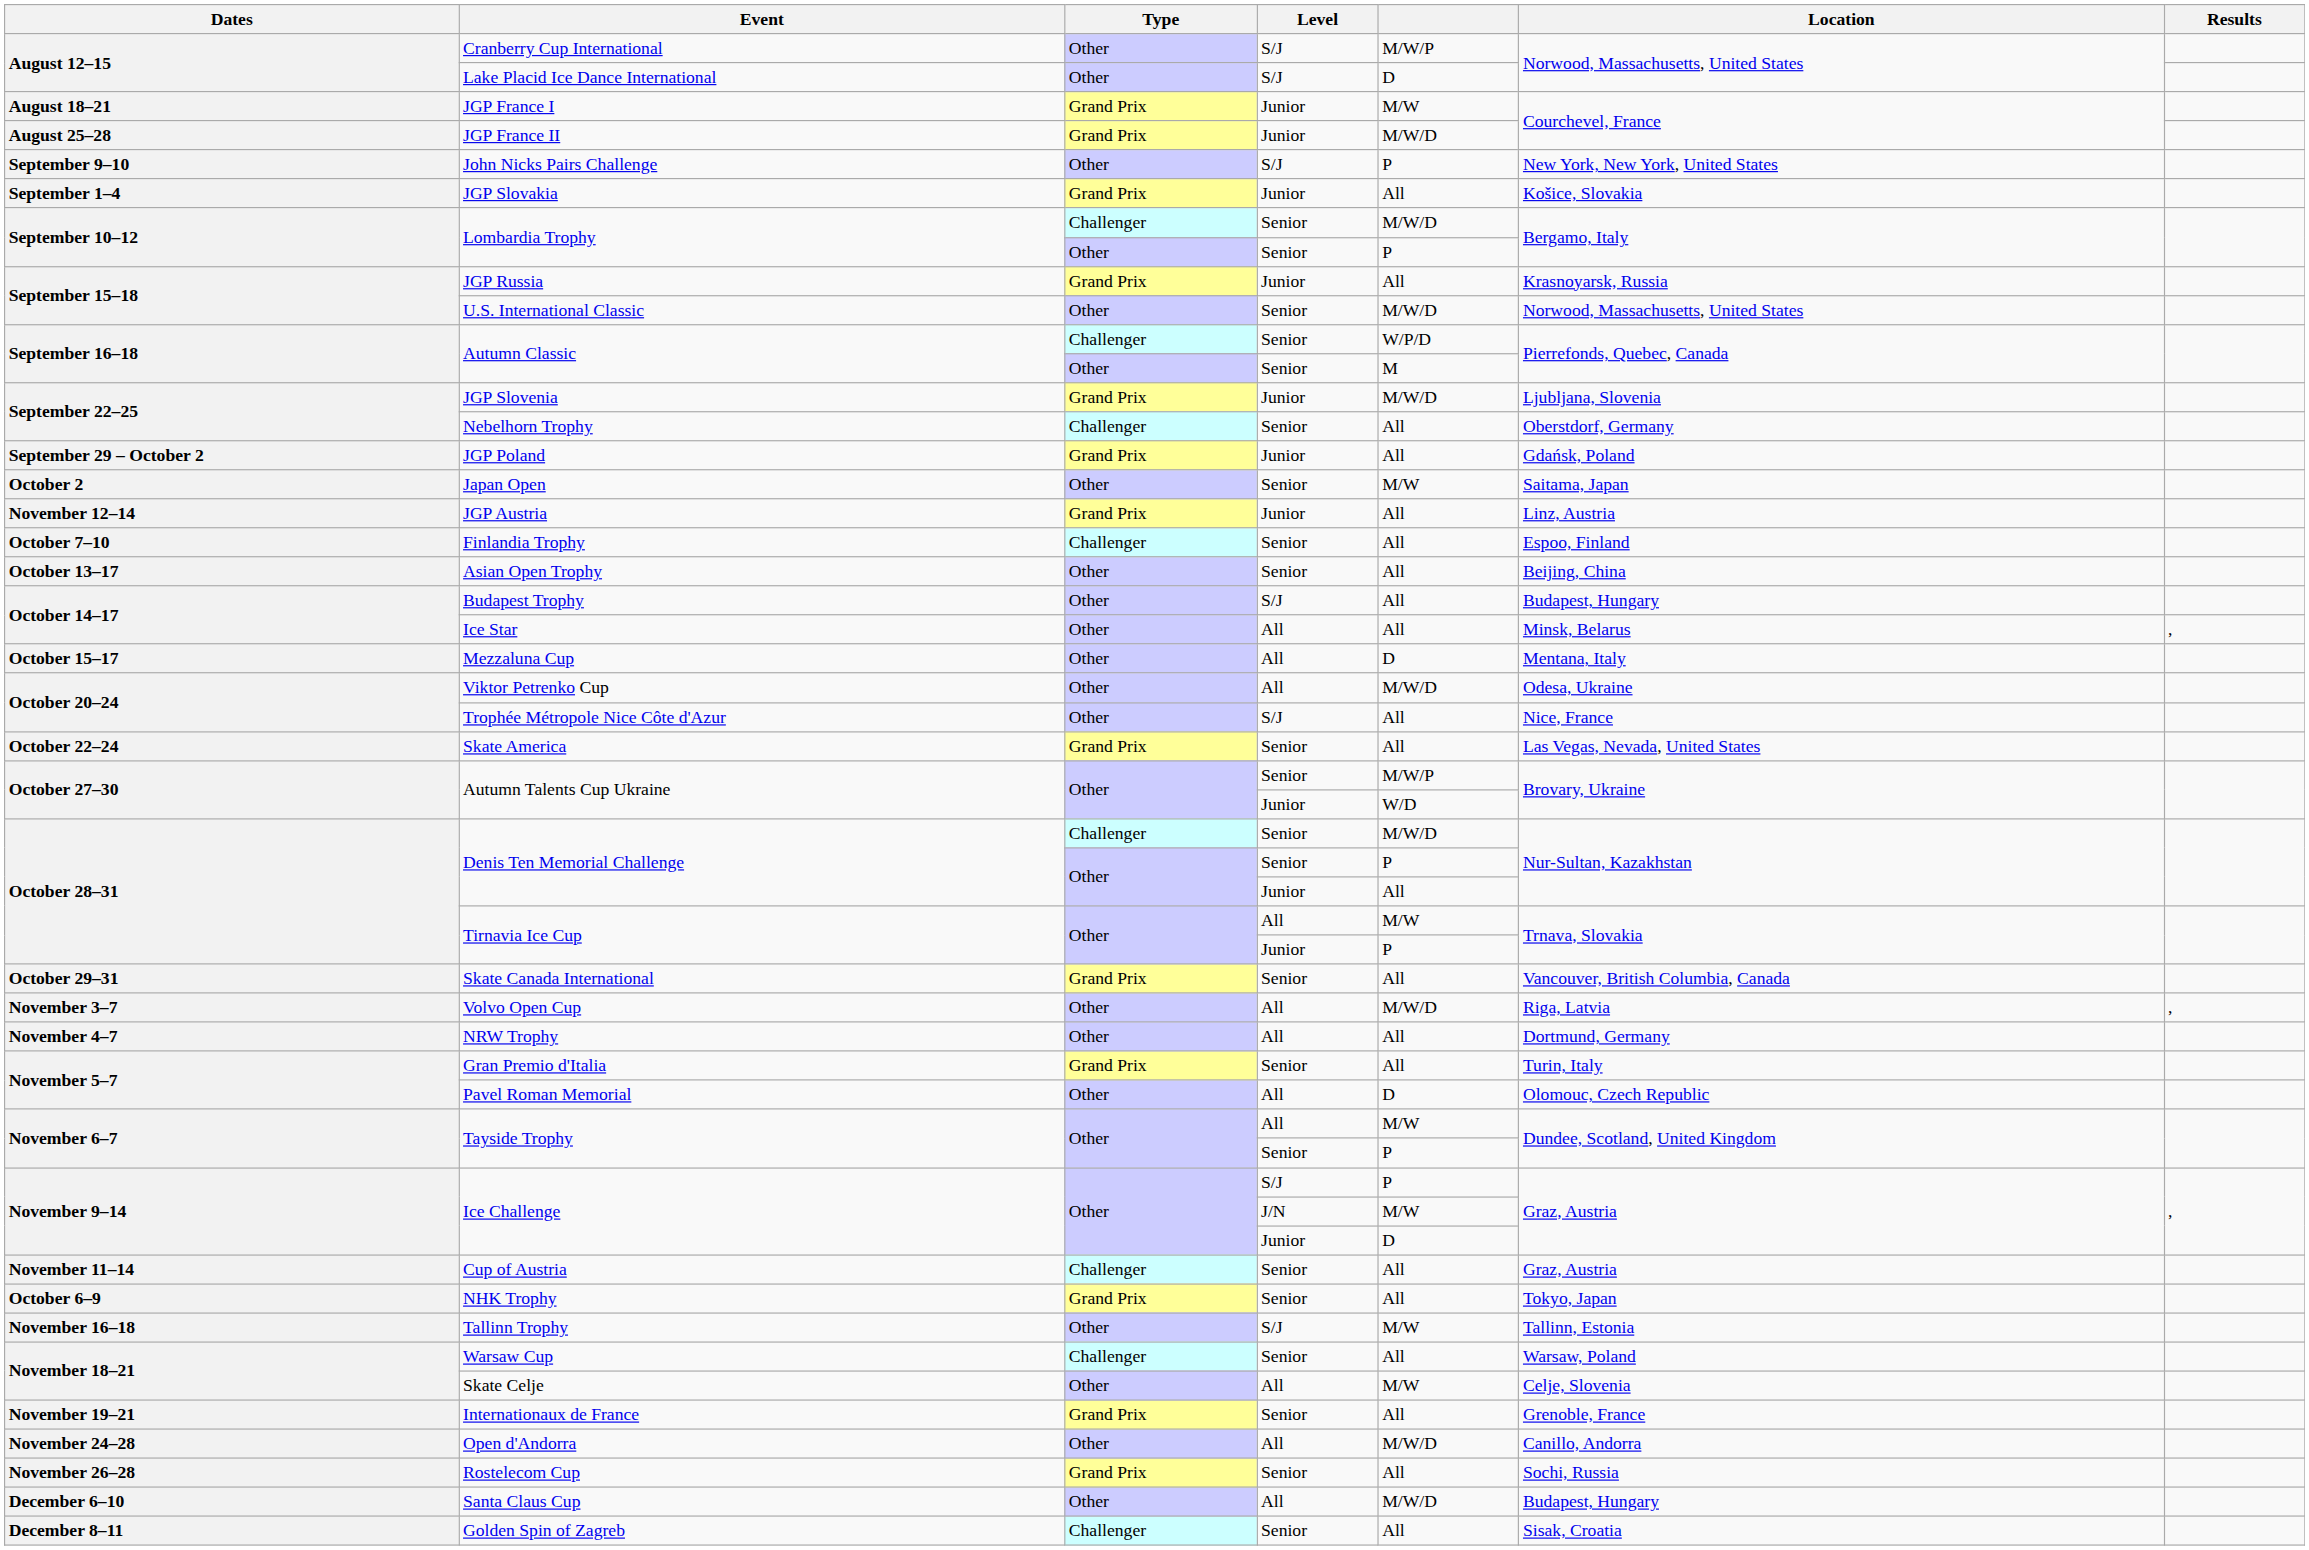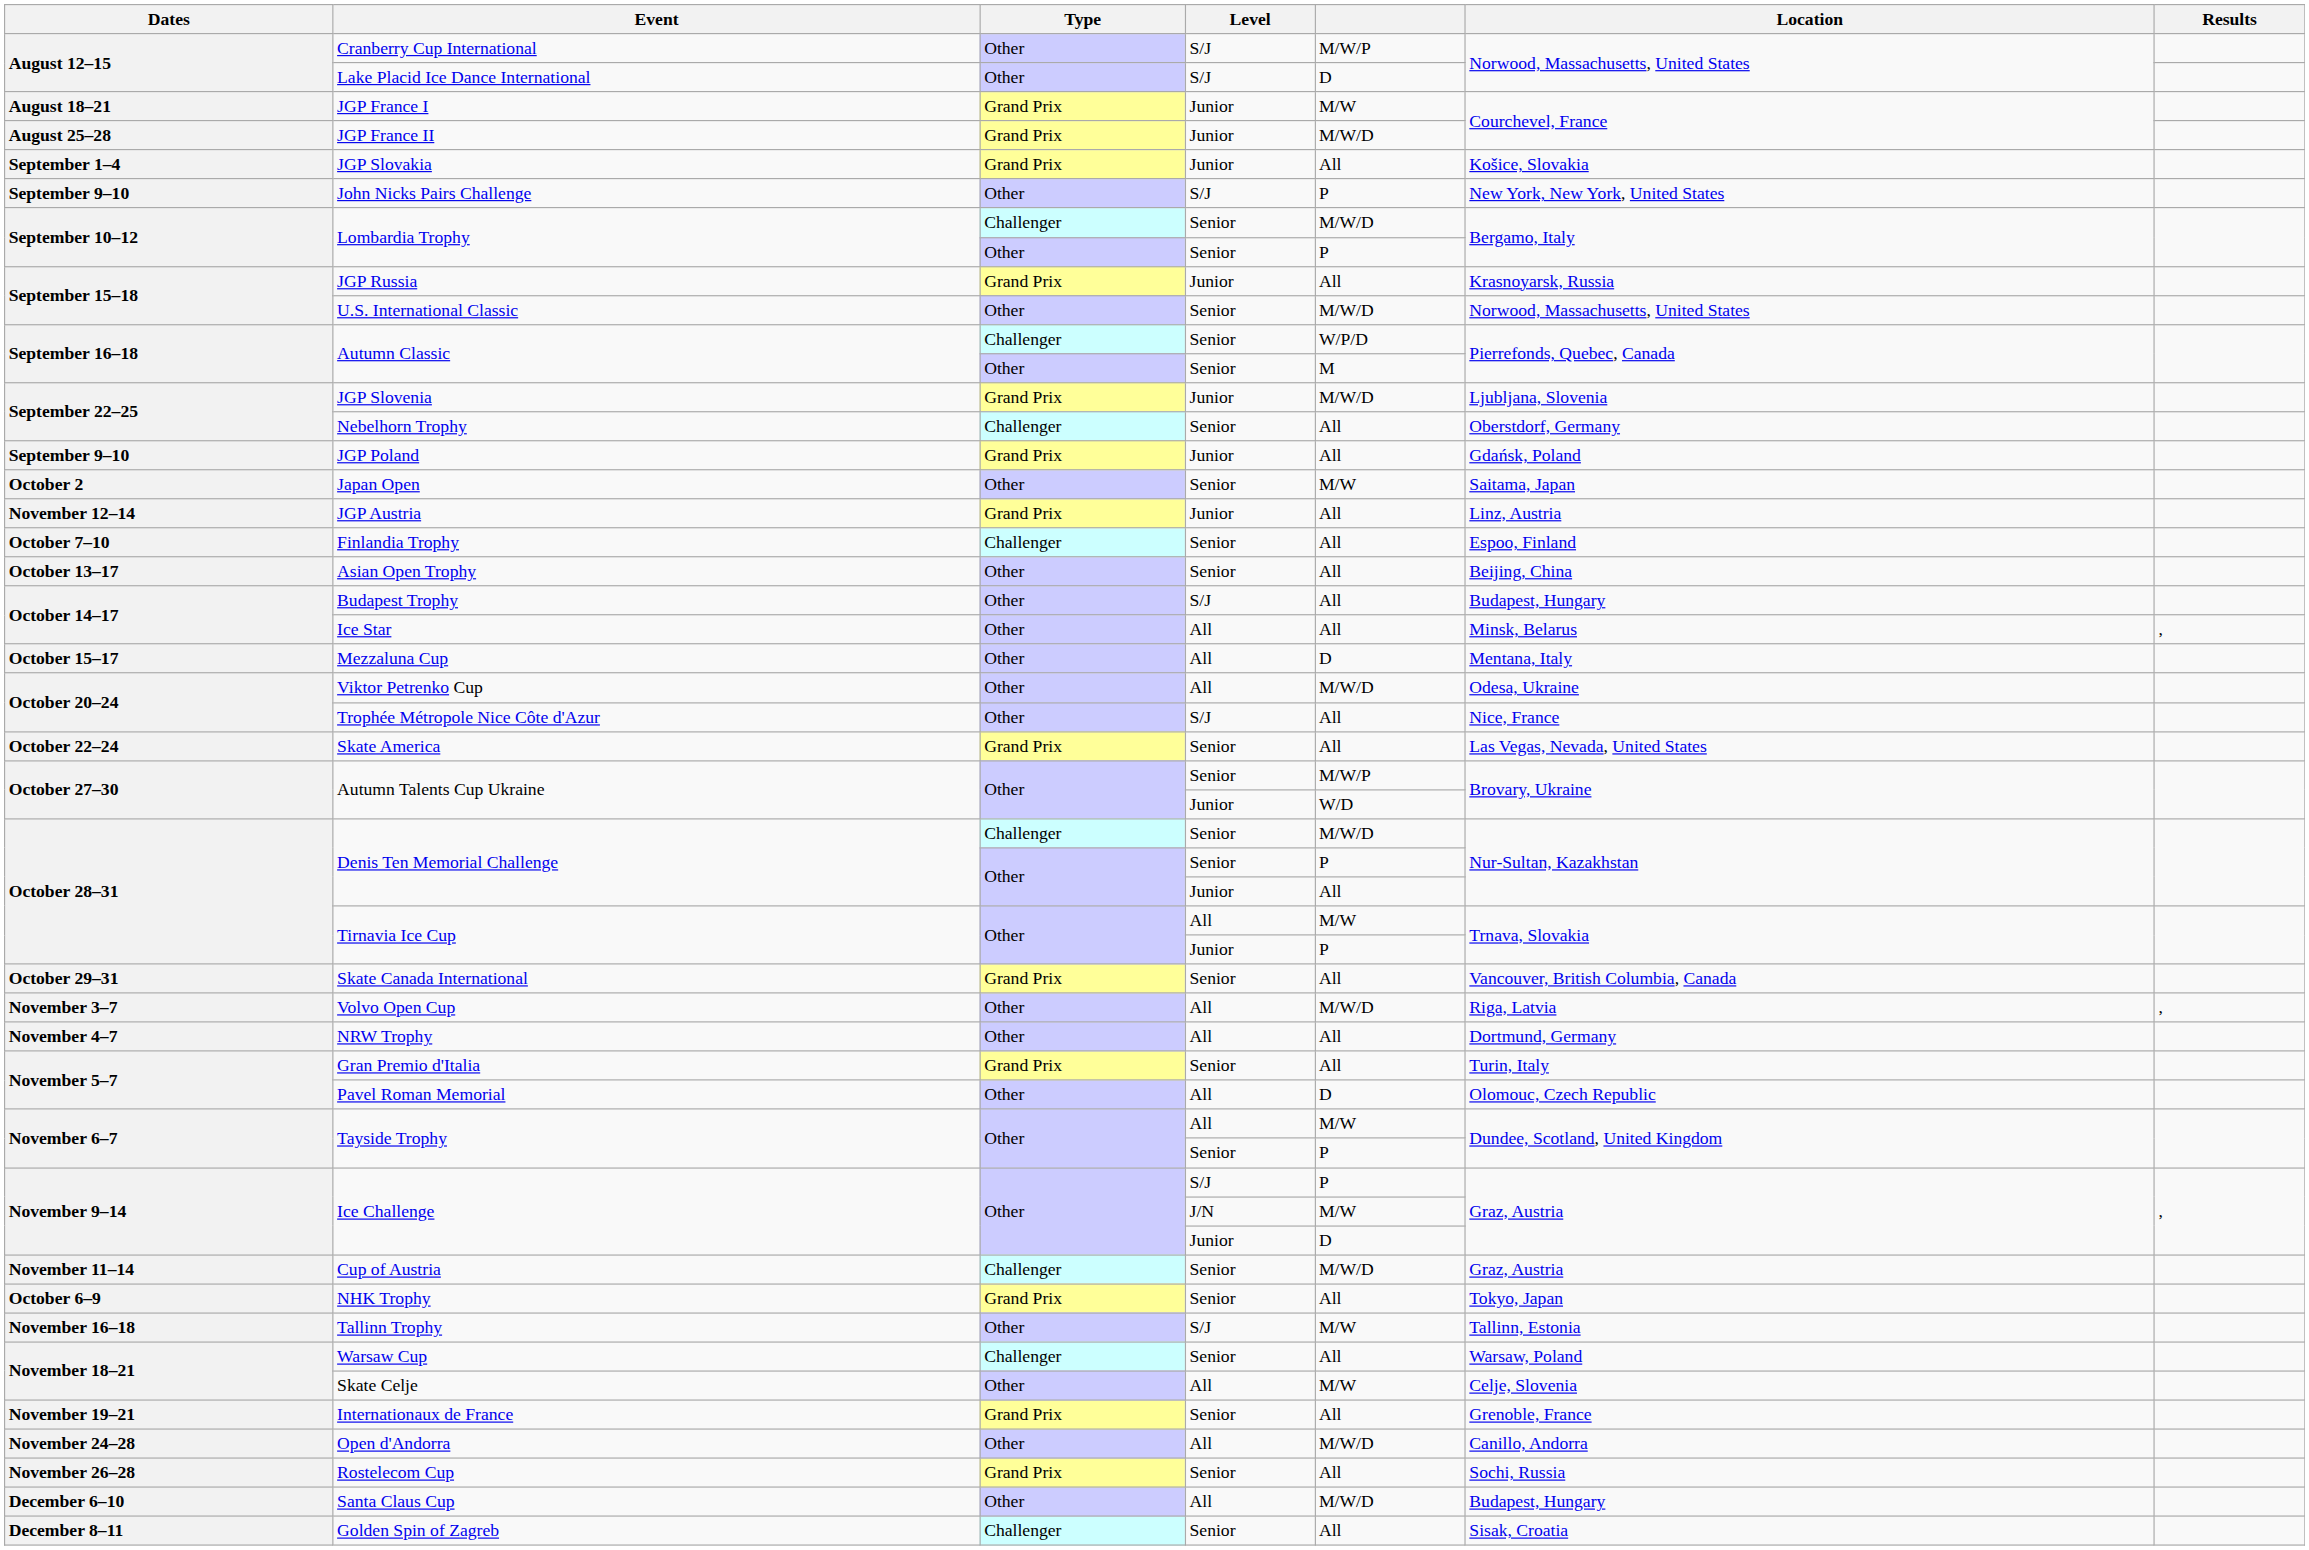rows swapped: (510, 193) <-> (560, 164)
(106, 455) September 29 – October 2 -> (69, 455) September 9–10
(1393, 1269) All -> (1346, 1269) M/W/D
